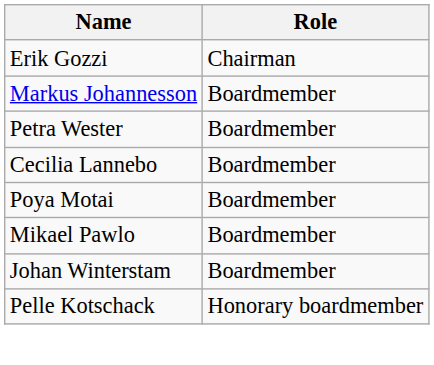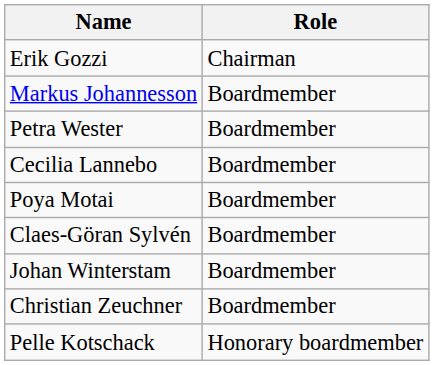- row: (72, 235)
+ row: (100, 235)
+ row: (96, 306)
